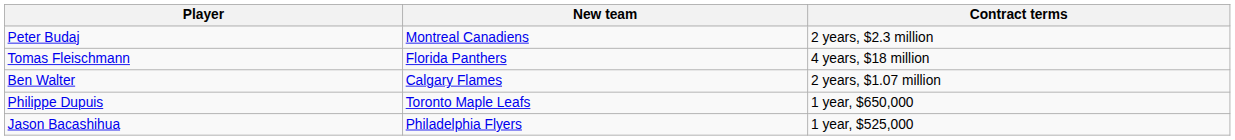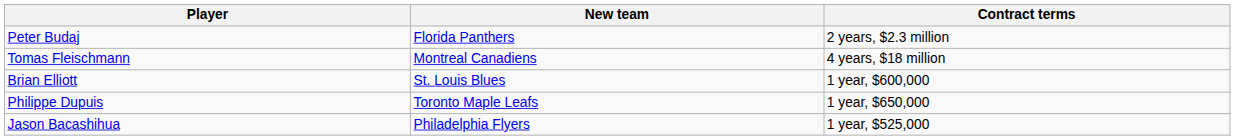(467, 37) Montreal Canadiens -> (464, 37) Florida Panthers
(456, 59) Florida Panthers -> (475, 59) Montreal Canadiens
+ row: (42, 80)
- row: (41, 80)
